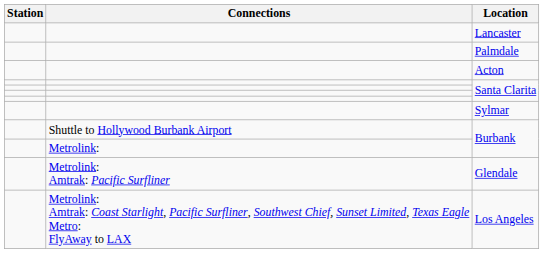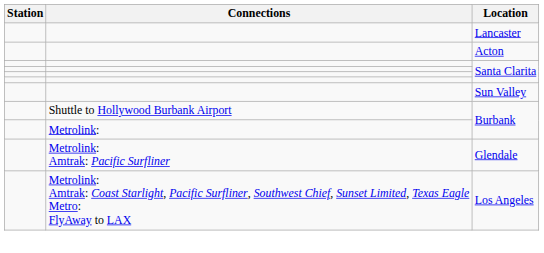- row: (259, 51)
- row: (259, 111)
+ row: (259, 92)
